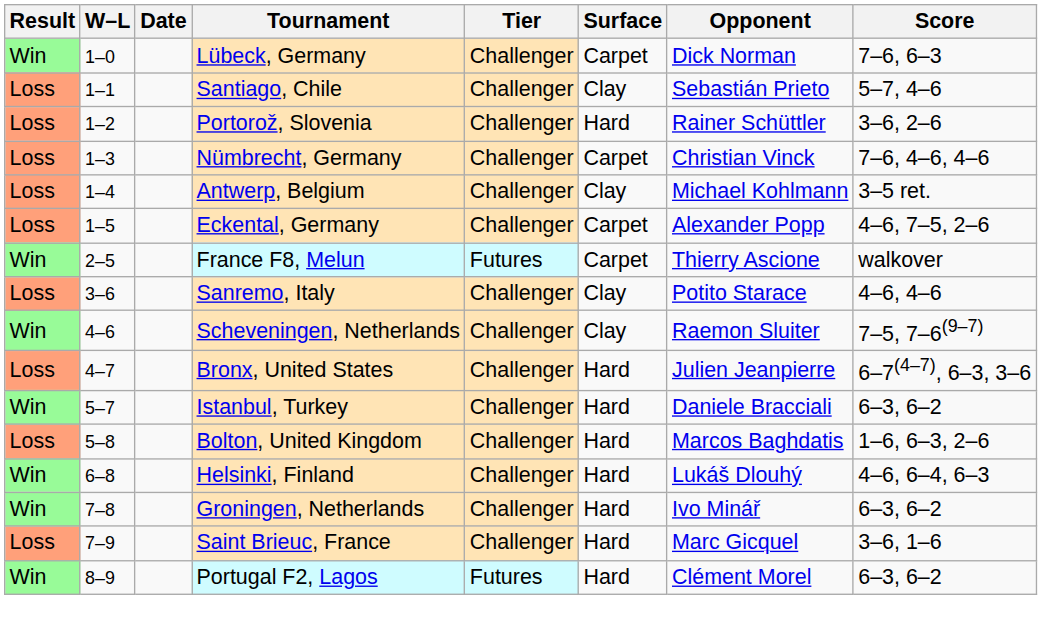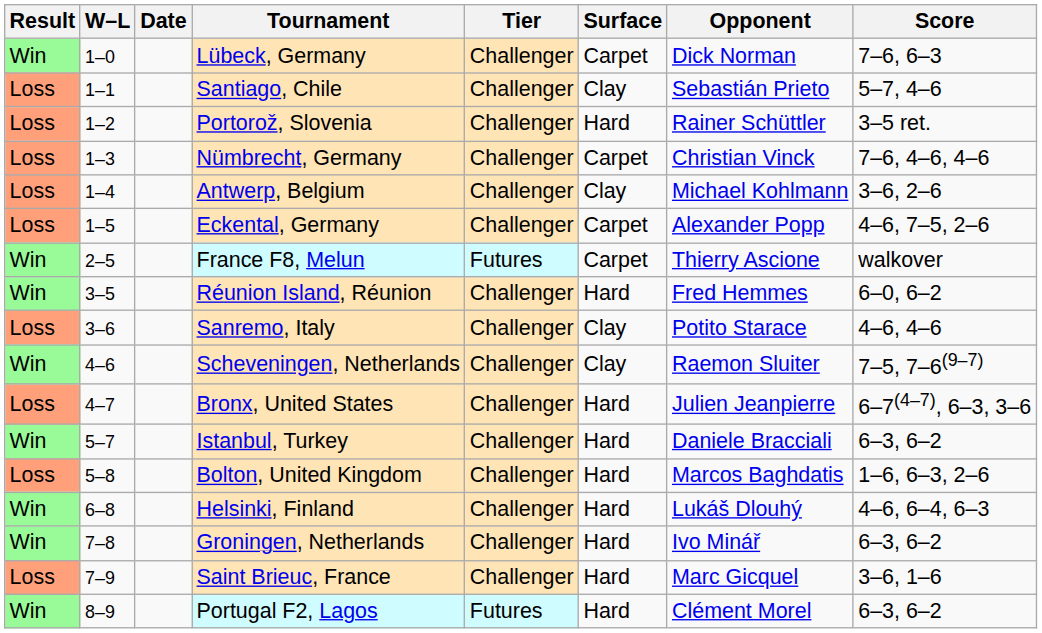(900, 123) 3–6, 2–6 -> (895, 123) 3–5 ret.
(895, 191) 3–5 ret. -> (900, 191) 3–6, 2–6
+ row: (314, 293)
